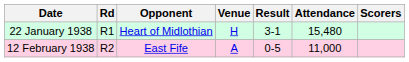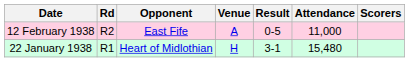rows swapped: (51, 31) <-> (51, 48)
